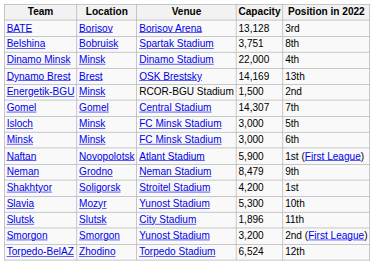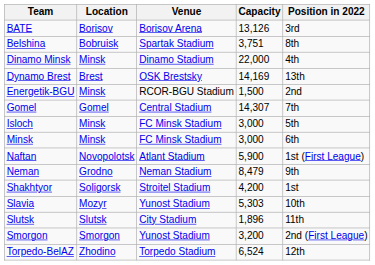(254, 28) 13,128 -> (254, 28) 13,126
(251, 204) 5,300 -> (251, 204) 5,303
